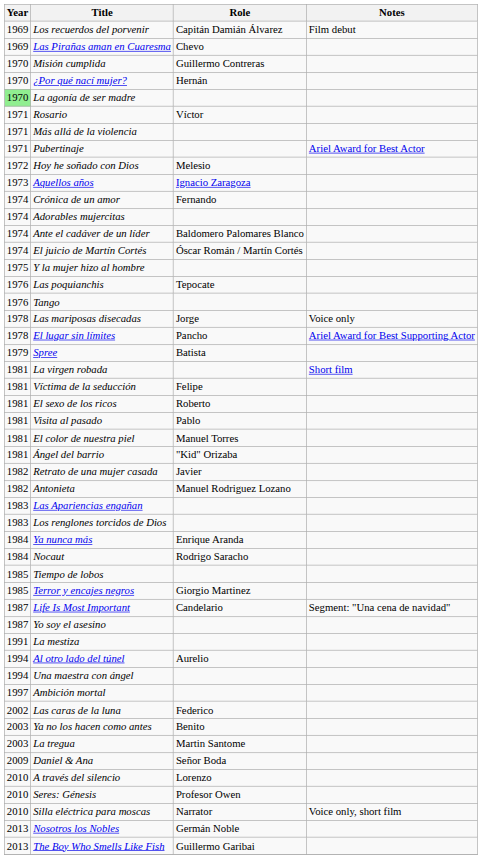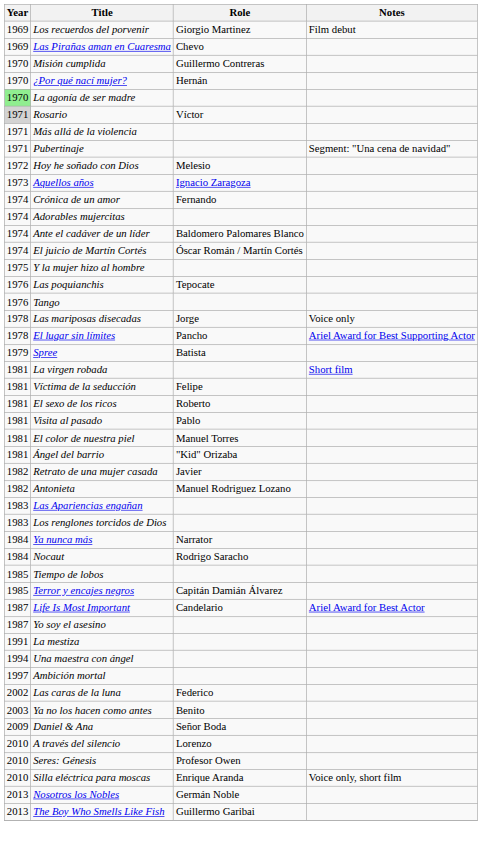(229, 30) Capitán Damián Álvarez -> (213, 30) Giorgio Martinez
(18, 115) no background -> (18, 115) lightgrey background
(367, 149) Ariel Award for Best Actor -> (380, 149) Segment: "Una cena de navidad"
(210, 540) Enrique Aranda -> (194, 540) Narrator
(213, 591) Giorgio Martinez -> (229, 591) Capitán Damián Álvarez
(380, 608) Segment: "Una cena de navidad" -> (367, 608) Ariel Award for Best Actor
- row: (79, 659)
- row: (54, 744)
(194, 812) Narrator -> (210, 778) Enrique Aranda
